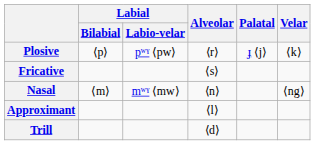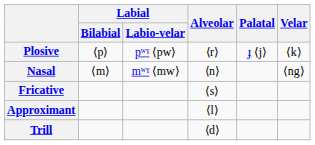rows swapped: (41, 90) <-> (41, 71)
